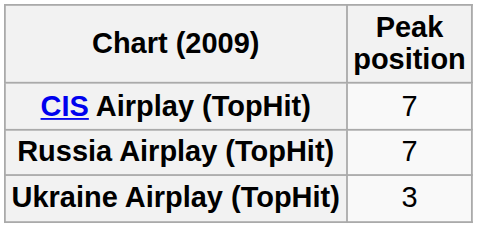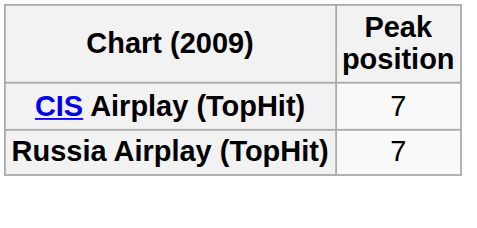- row: (176, 197)
